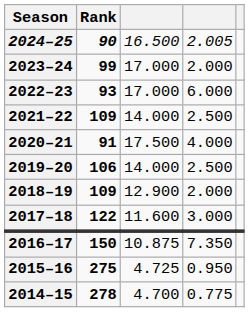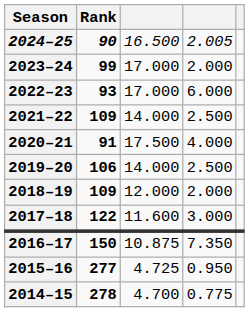(152, 192) 12.900 -> (152, 192) 12.000
(103, 269) 275 -> (103, 269) 277
